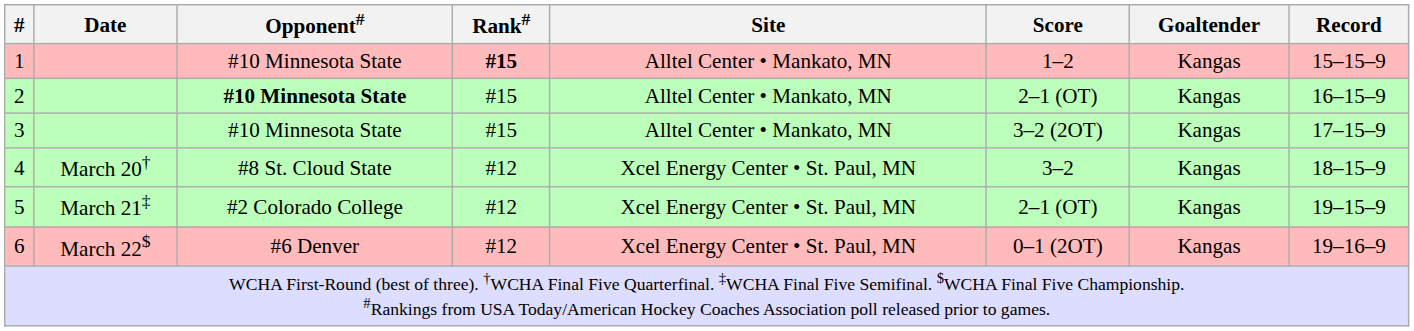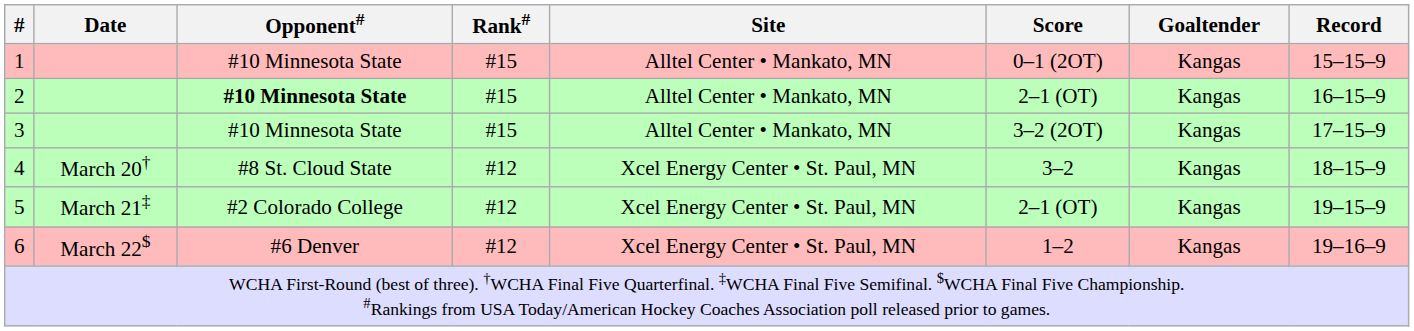(501, 61) bold -> (501, 61) normal
(1058, 61) 1–2 -> (1058, 61) 0–1 (2OT)
(1058, 246) 0–1 (2OT) -> (1058, 246) 1–2
